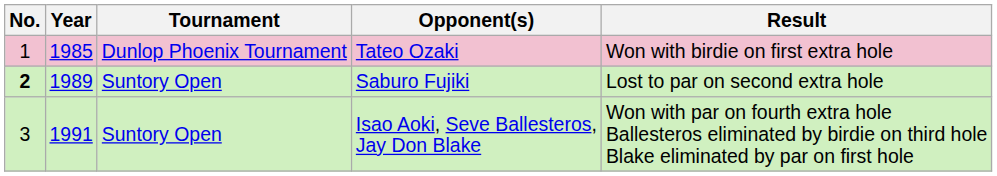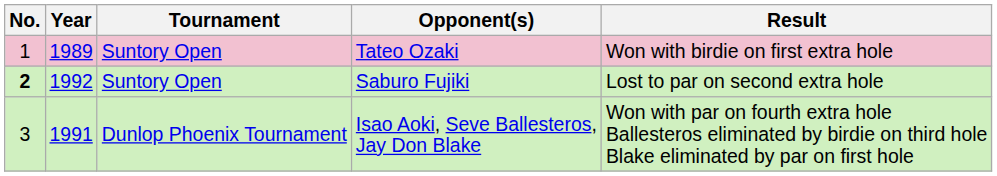(71, 51) 1985 -> (71, 51) 1989
(224, 51) Dunlop Phoenix Tournament -> (162, 51) Suntory Open
(71, 82) 1989 -> (71, 82) 1992
(162, 134) Suntory Open -> (224, 134) Dunlop Phoenix Tournament
